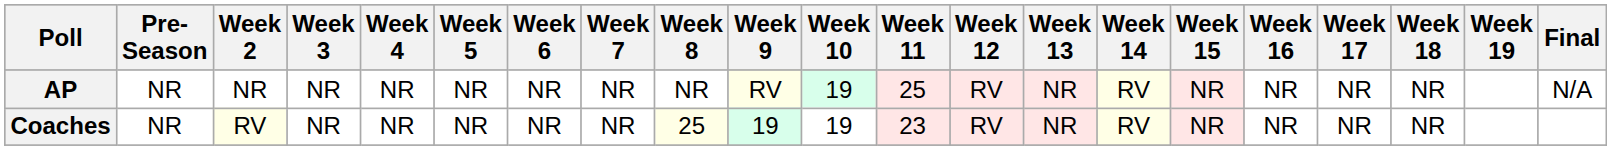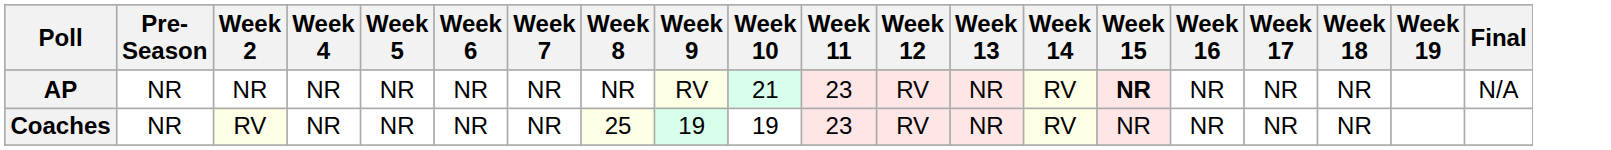- column: (324, 38)
(839, 89) 19 -> (765, 89) 21
(913, 89) 25 -> (839, 89) 23
(1207, 89) normal -> (1134, 89) bold
